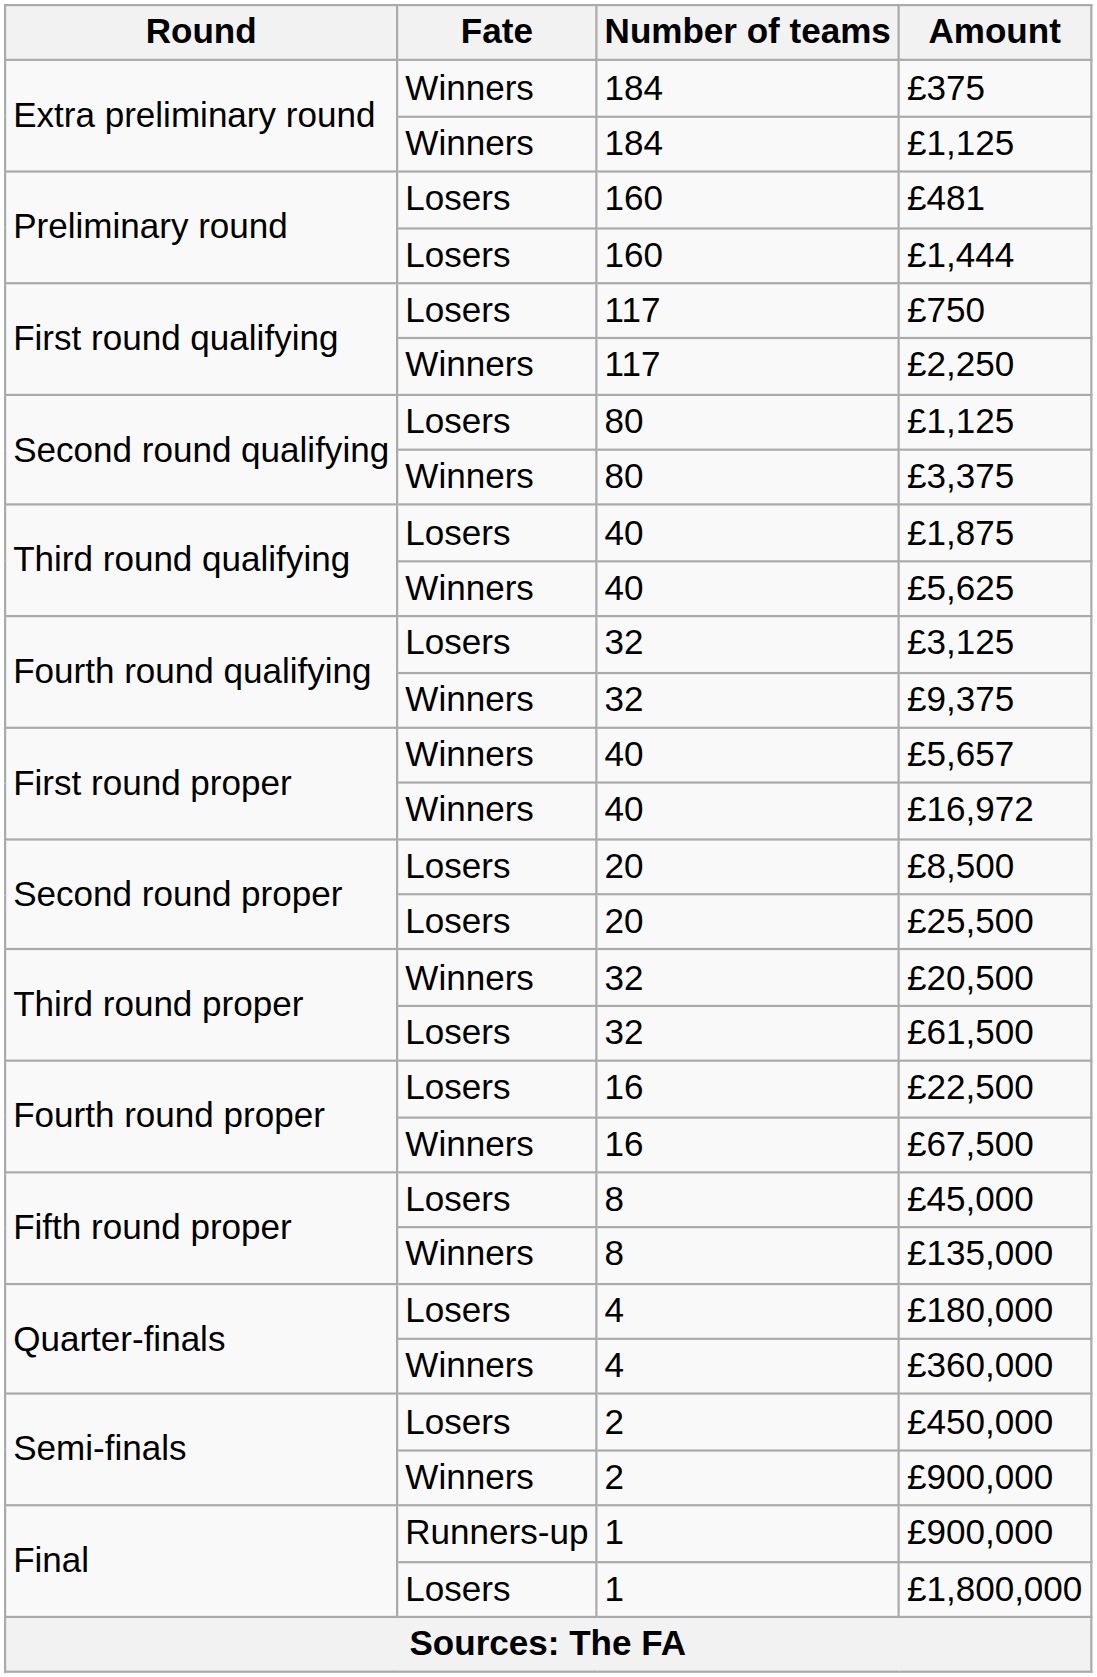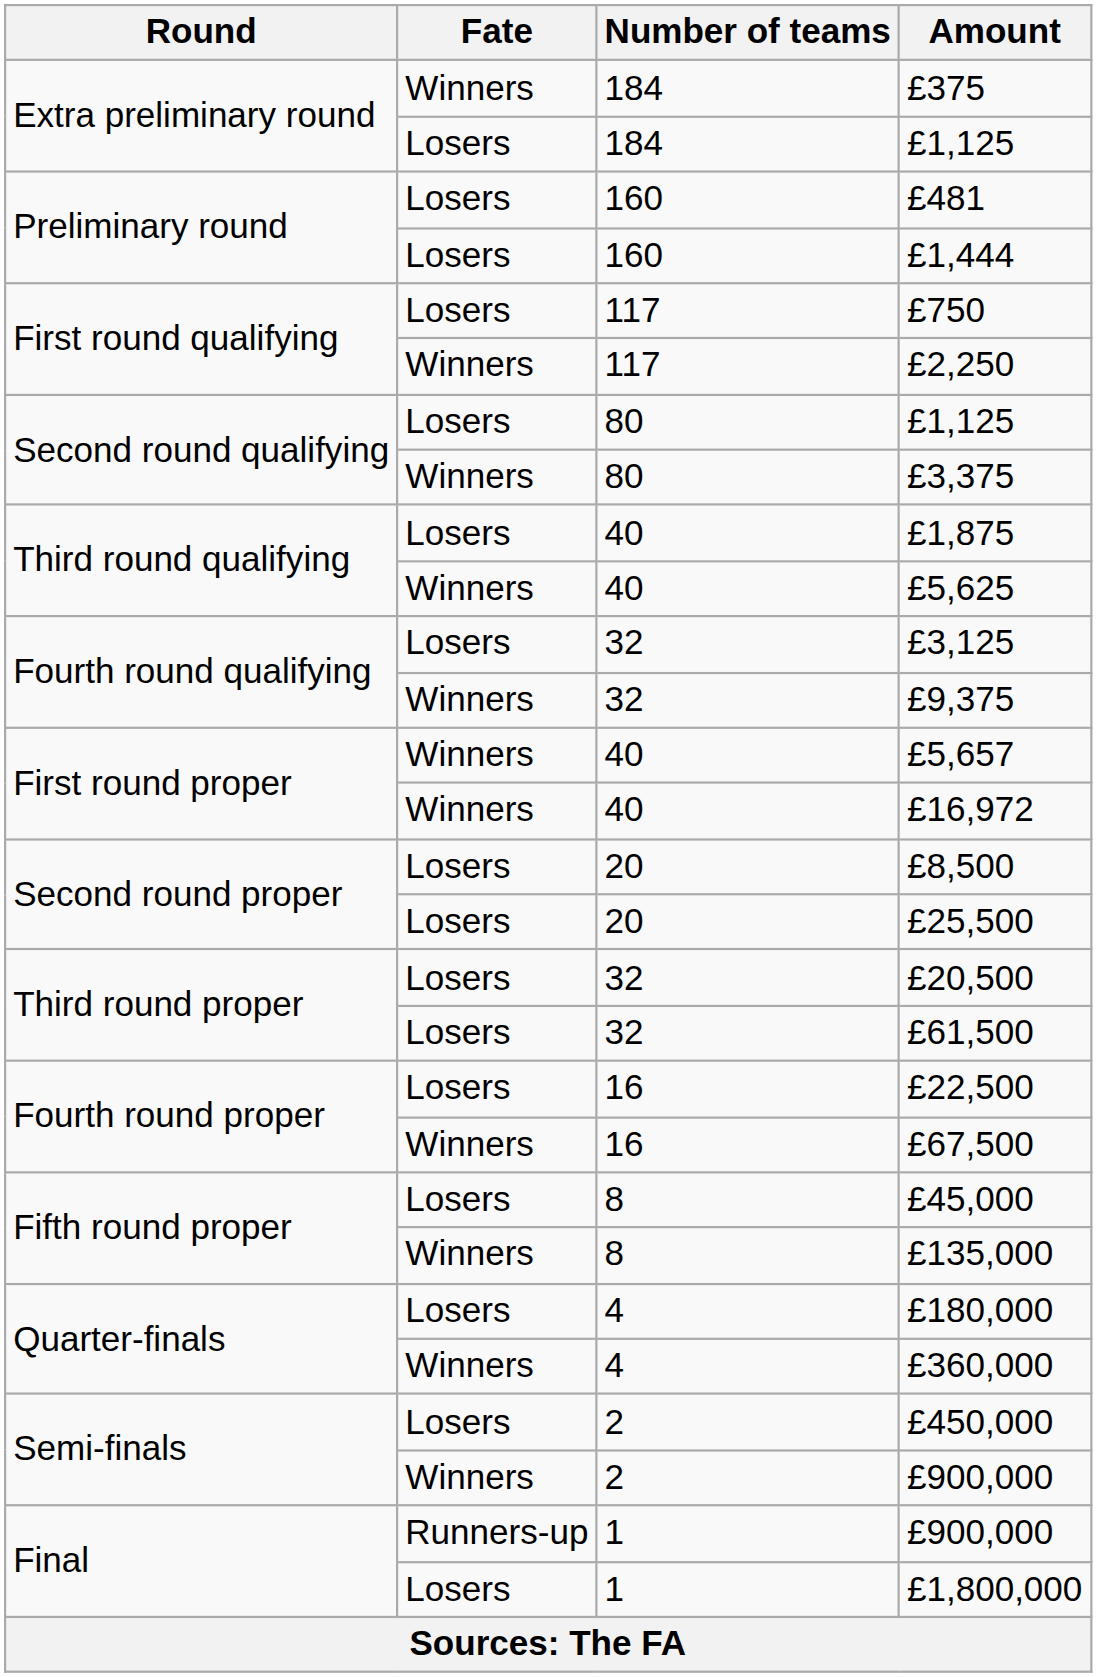(470, 143) Winners -> (458, 143) Losers
(470, 976) Winners -> (458, 976) Losers
